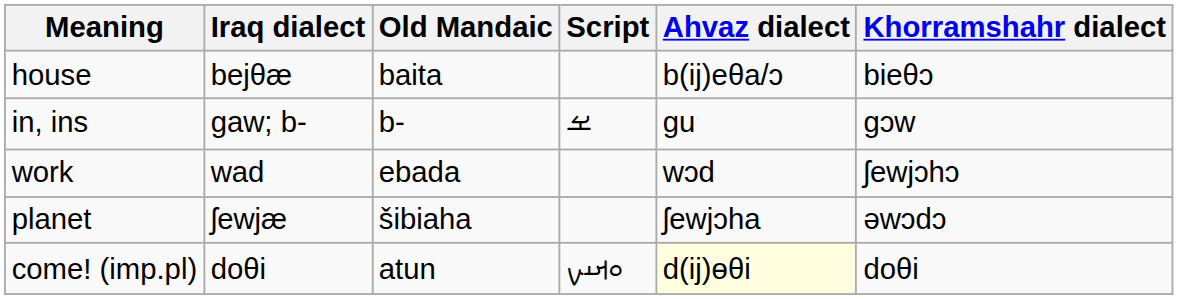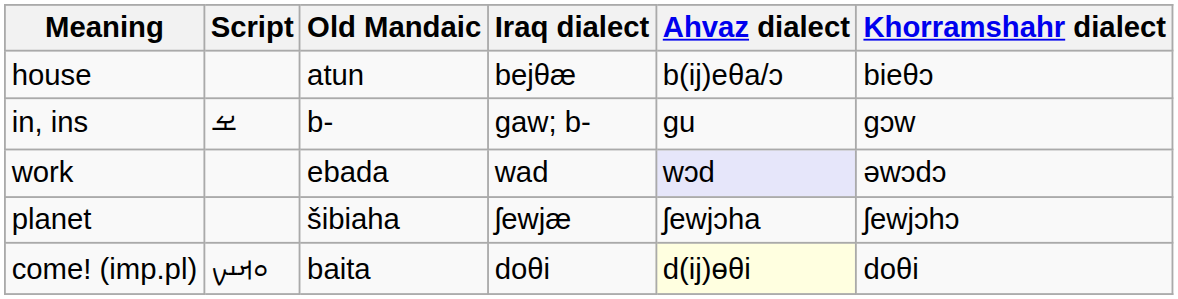columns swapped: (608, 27) <-> (288, 27)
(411, 74) baita -> (336, 74) atun
(689, 172) no background -> (689, 172) lavender background
(911, 172) ʃewjɔhɔ -> (905, 172) əwɔdɔ
(905, 218) əwɔdɔ -> (911, 218) ʃewjɔhɔ
(407, 268) atun -> (339, 268) baita
